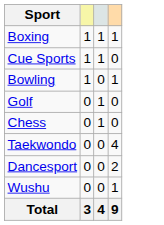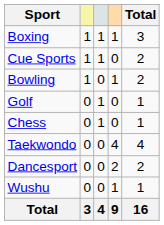+ column: (141, 15)
